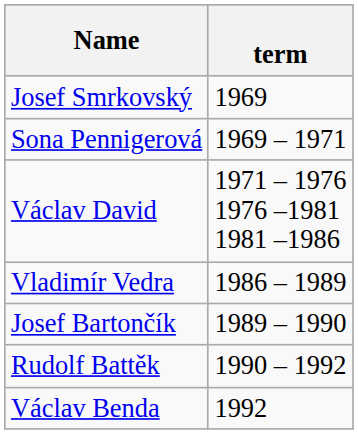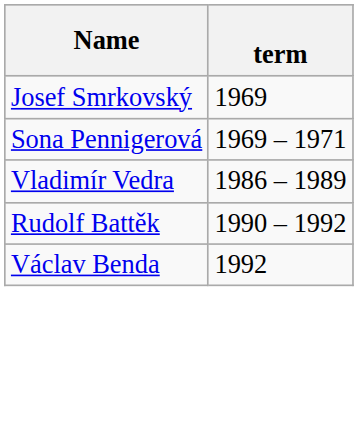- row: (84, 210)
- row: (93, 323)
